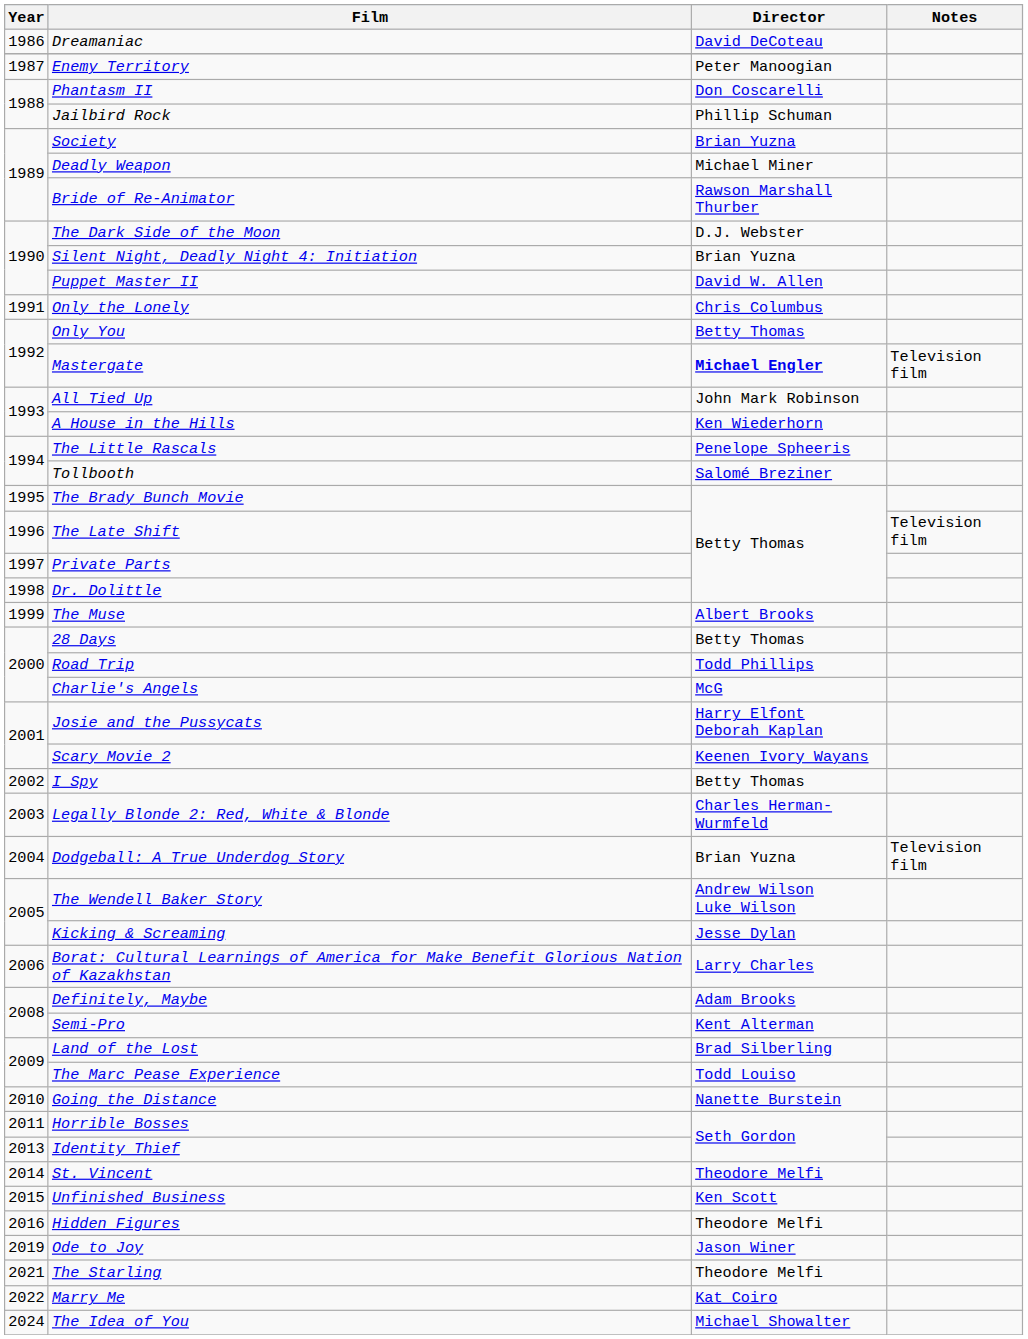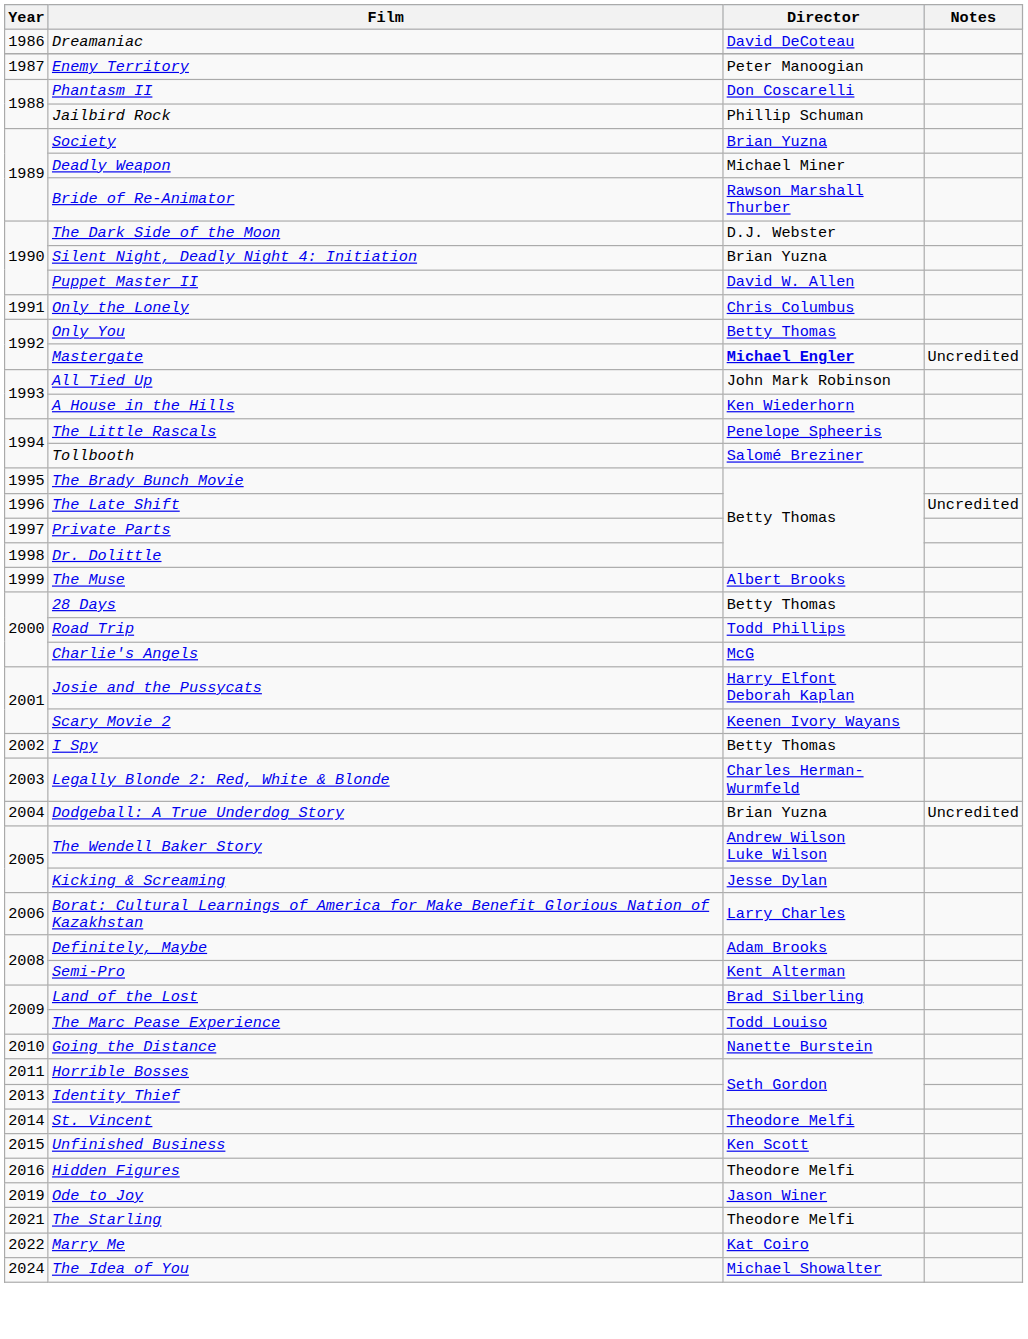(936, 366) Television film -> (973, 357) Uncredited
(936, 532) Television film -> (973, 506) Uncredited
(936, 857) Television film -> (973, 813) Uncredited
